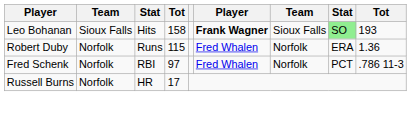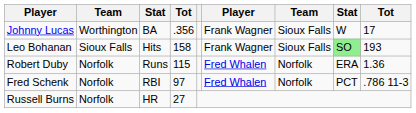+ row: (40, 30)
(232, 30) bold -> (238, 47) normal
(174, 82) 17 -> (179, 99) 27
